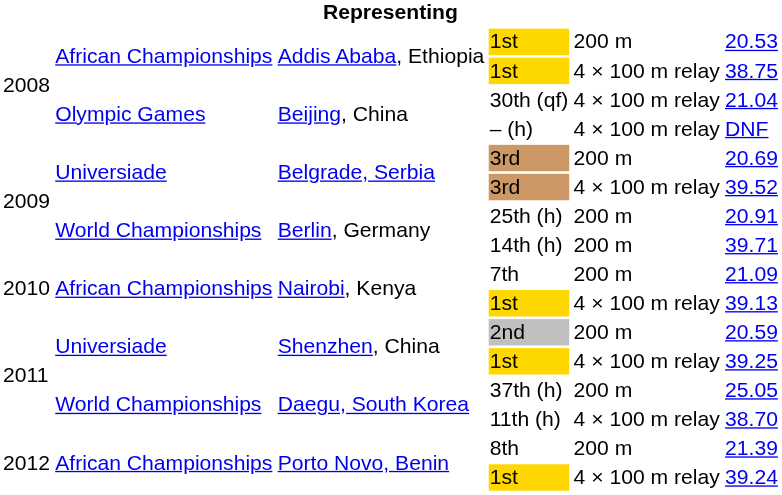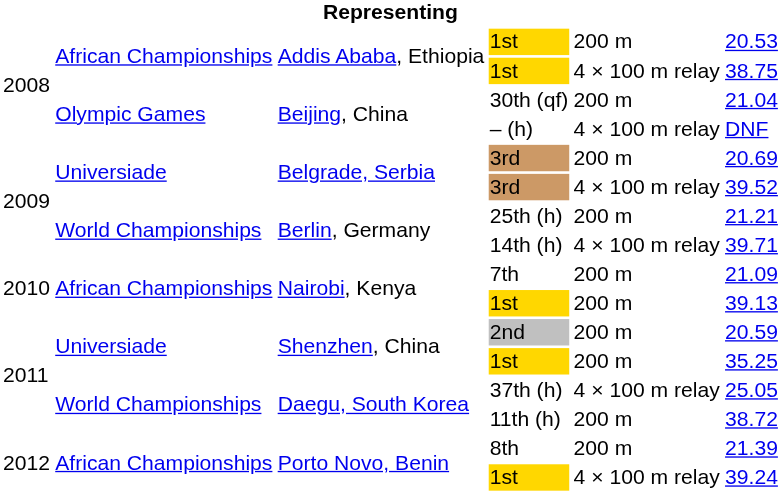(647, 99) 4 × 100 m relay -> (603, 99) 200 m
(751, 215) 20.91 -> (751, 215) 21.21
(603, 245) 200 m -> (647, 245) 4 × 100 m relay
(647, 303) 4 × 100 m relay -> (603, 303) 200 m
(647, 361) 4 × 100 m relay -> (603, 361) 200 m
(751, 361) 39.25 -> (751, 361) 35.25
(603, 390) 200 m -> (647, 390) 4 × 100 m relay
(647, 419) 4 × 100 m relay -> (603, 419) 200 m
(751, 419) 38.70 -> (751, 419) 38.72
